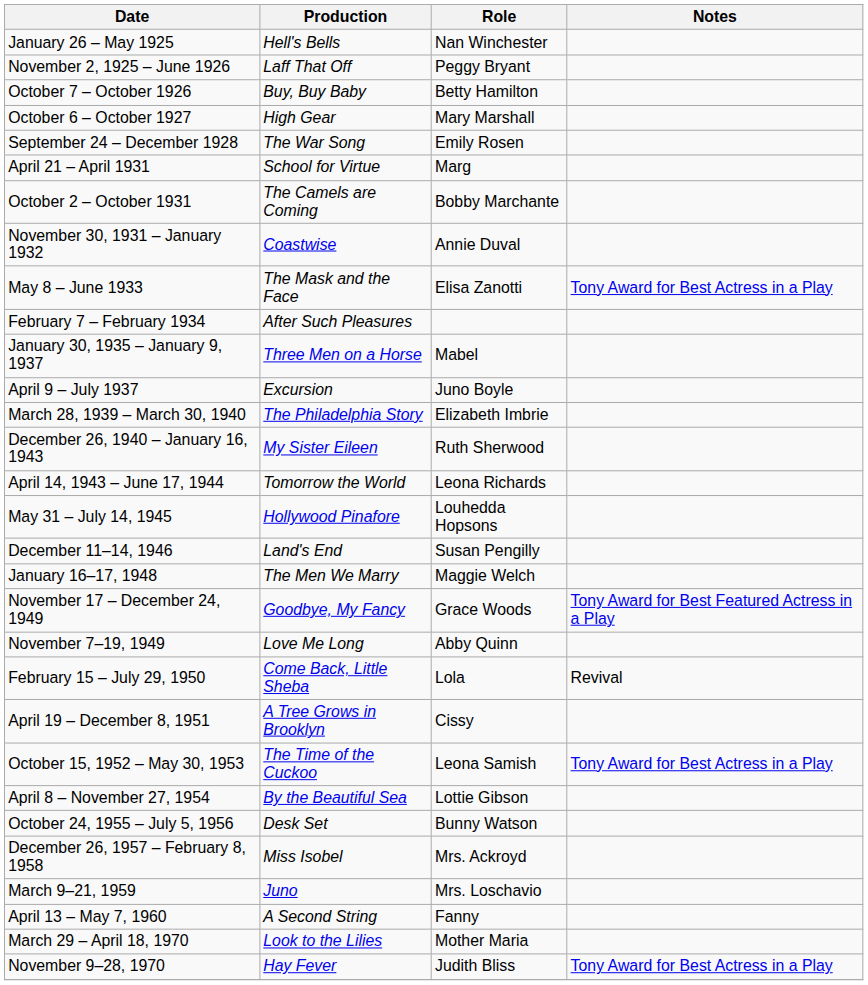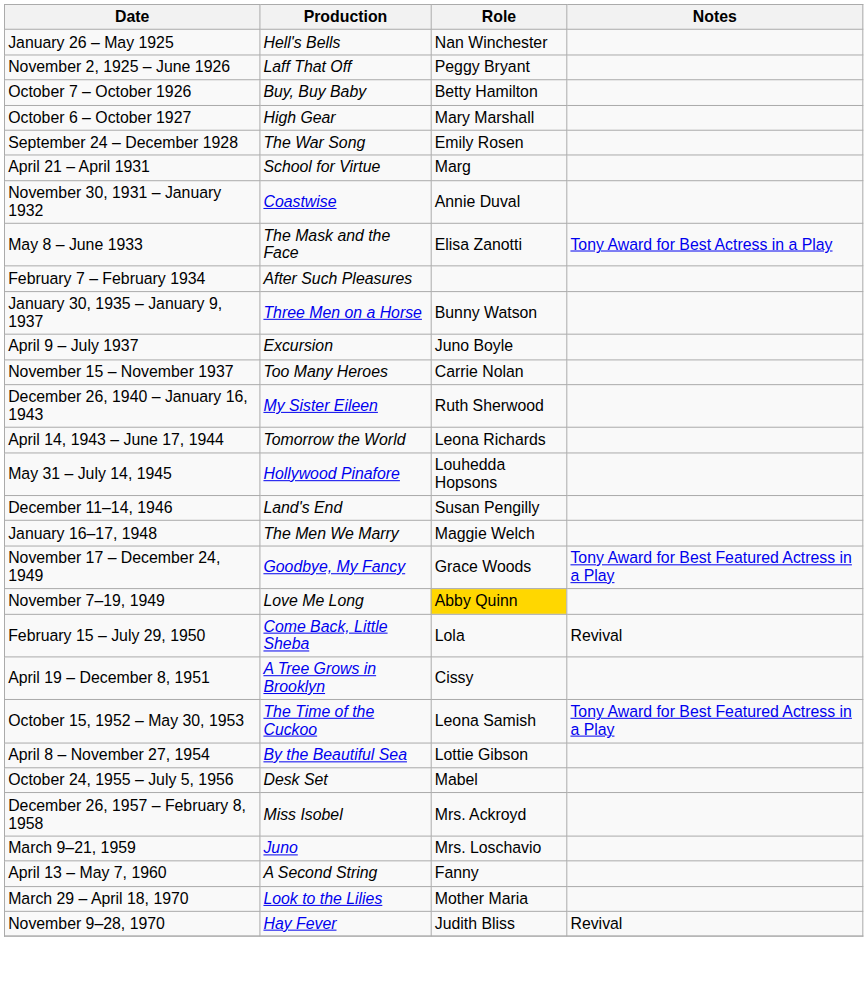- row: (100, 201)
(457, 355) Mabel -> (486, 312) Bunny Watson
+ row: (121, 371)
- row: (127, 414)
(476, 644) no background -> (476, 601) gold background
(702, 764) Tony Award for Best Actress in a Play -> (711, 721) Tony Award for Best Featured Actress in a Play
(486, 823) Bunny Watson -> (456, 780) Mabel
(702, 966) Tony Award for Best Actress in a Play -> (596, 923) Revival
